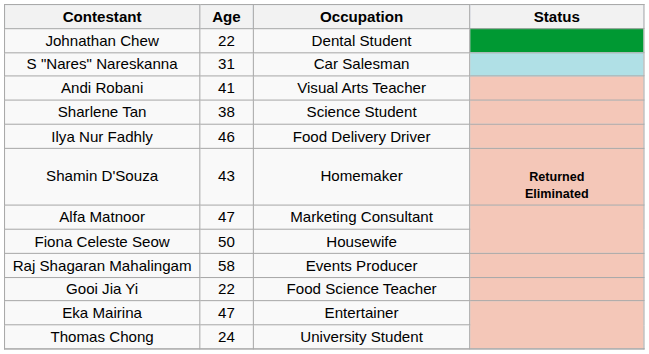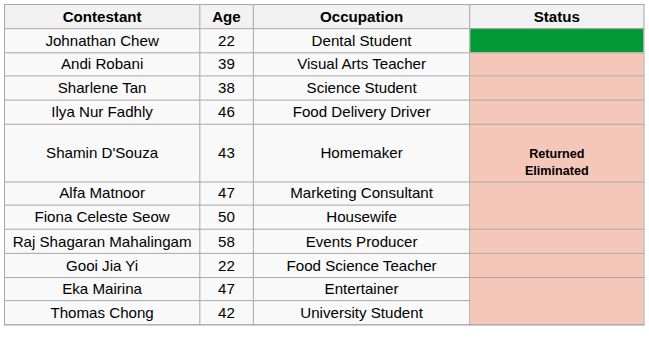- row: (102, 65)
(226, 89) 41 -> (226, 65) 39
(226, 337) 24 -> (226, 313) 42
